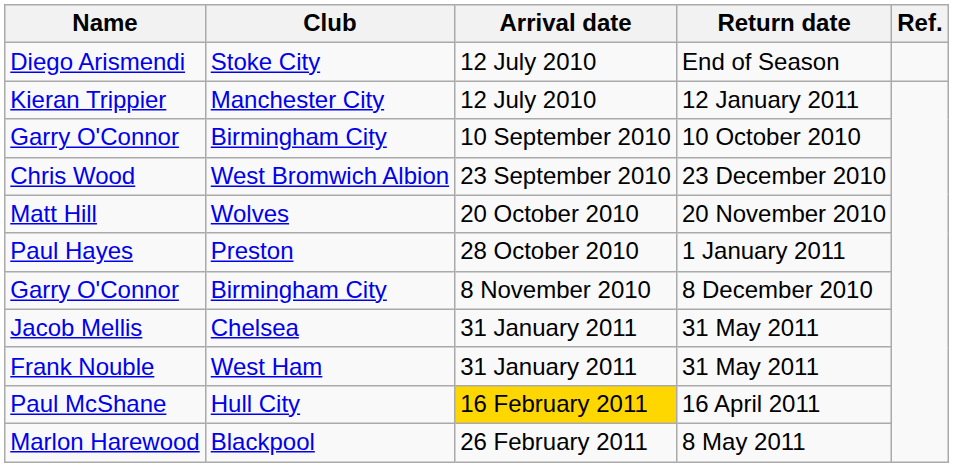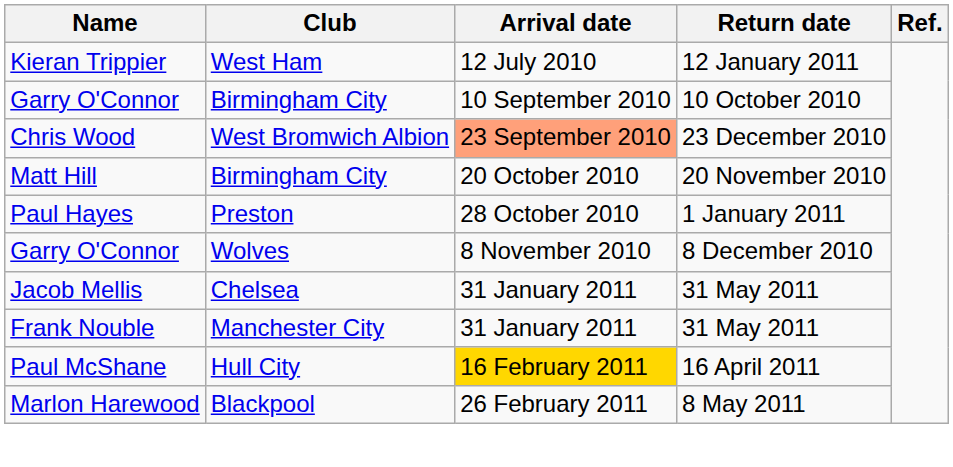- row: (98, 61)
(297, 99) Manchester City -> (267, 61) West Ham
(566, 175) no background -> (566, 137) lightsalmon background
(250, 213) Wolves -> (299, 175) Birmingham City
(299, 289) Birmingham City -> (250, 251) Wolves
(267, 366) West Ham -> (297, 328) Manchester City
